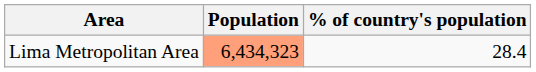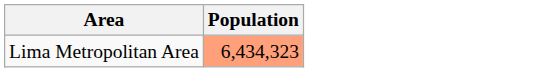- column: (417, 19)
